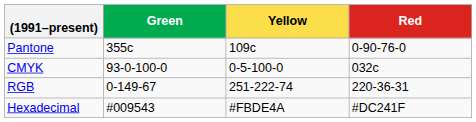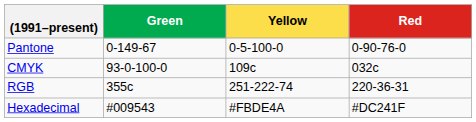(120, 48) 355c -> (131, 48) 0-149-67
(243, 48) 109c -> (256, 48) 0-5-100-0
(256, 68) 0-5-100-0 -> (243, 68) 109c
(131, 87) 0-149-67 -> (120, 87) 355c
